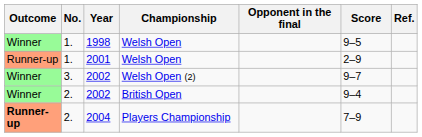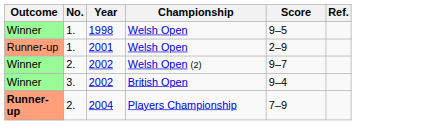- column: (290, 19)
(68, 77) 3. -> (71, 64) 2.
(68, 94) 2. -> (71, 82) 3.
